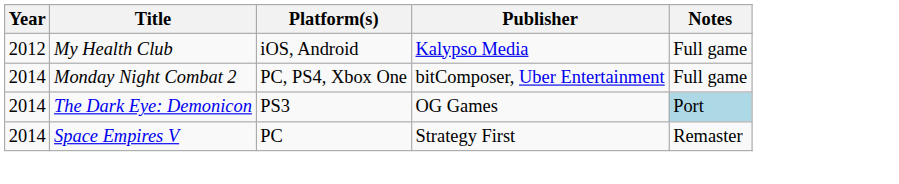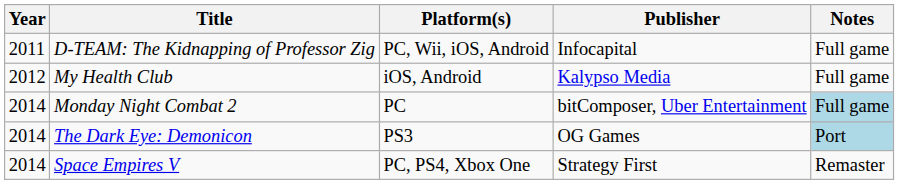+ row: (215, 48)
(334, 77) PC, PS4, Xbox One -> (395, 106) PC
(710, 77) no background -> (852, 106) lightblue background
(272, 135) PC -> (457, 164) PC, PS4, Xbox One
